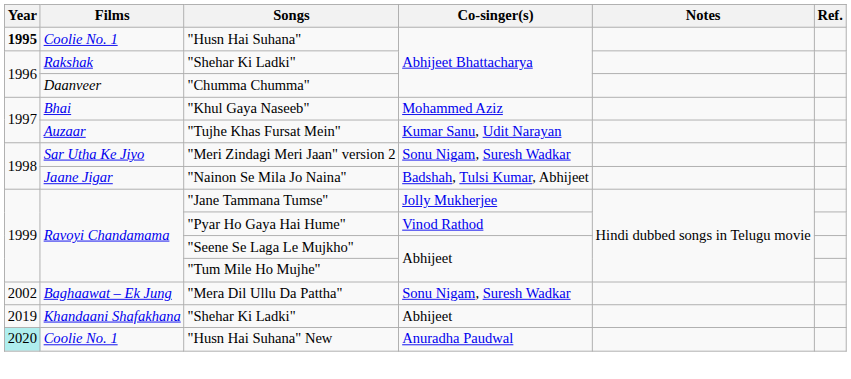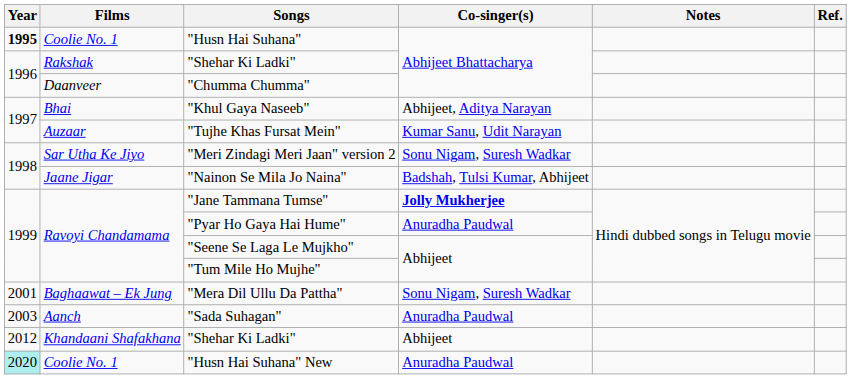(453, 108) Mohammed Aziz -> (477, 108) Abhijeet, Aditya Narayan
(450, 200) normal -> (453, 200) bold
(443, 223) Vinod Rathod -> (458, 223) Anuradha Paudwal
(22, 293) 2002 -> (22, 293) 2001
+ row: (62, 316)
(22, 316) 2019 -> (22, 339) 2012
